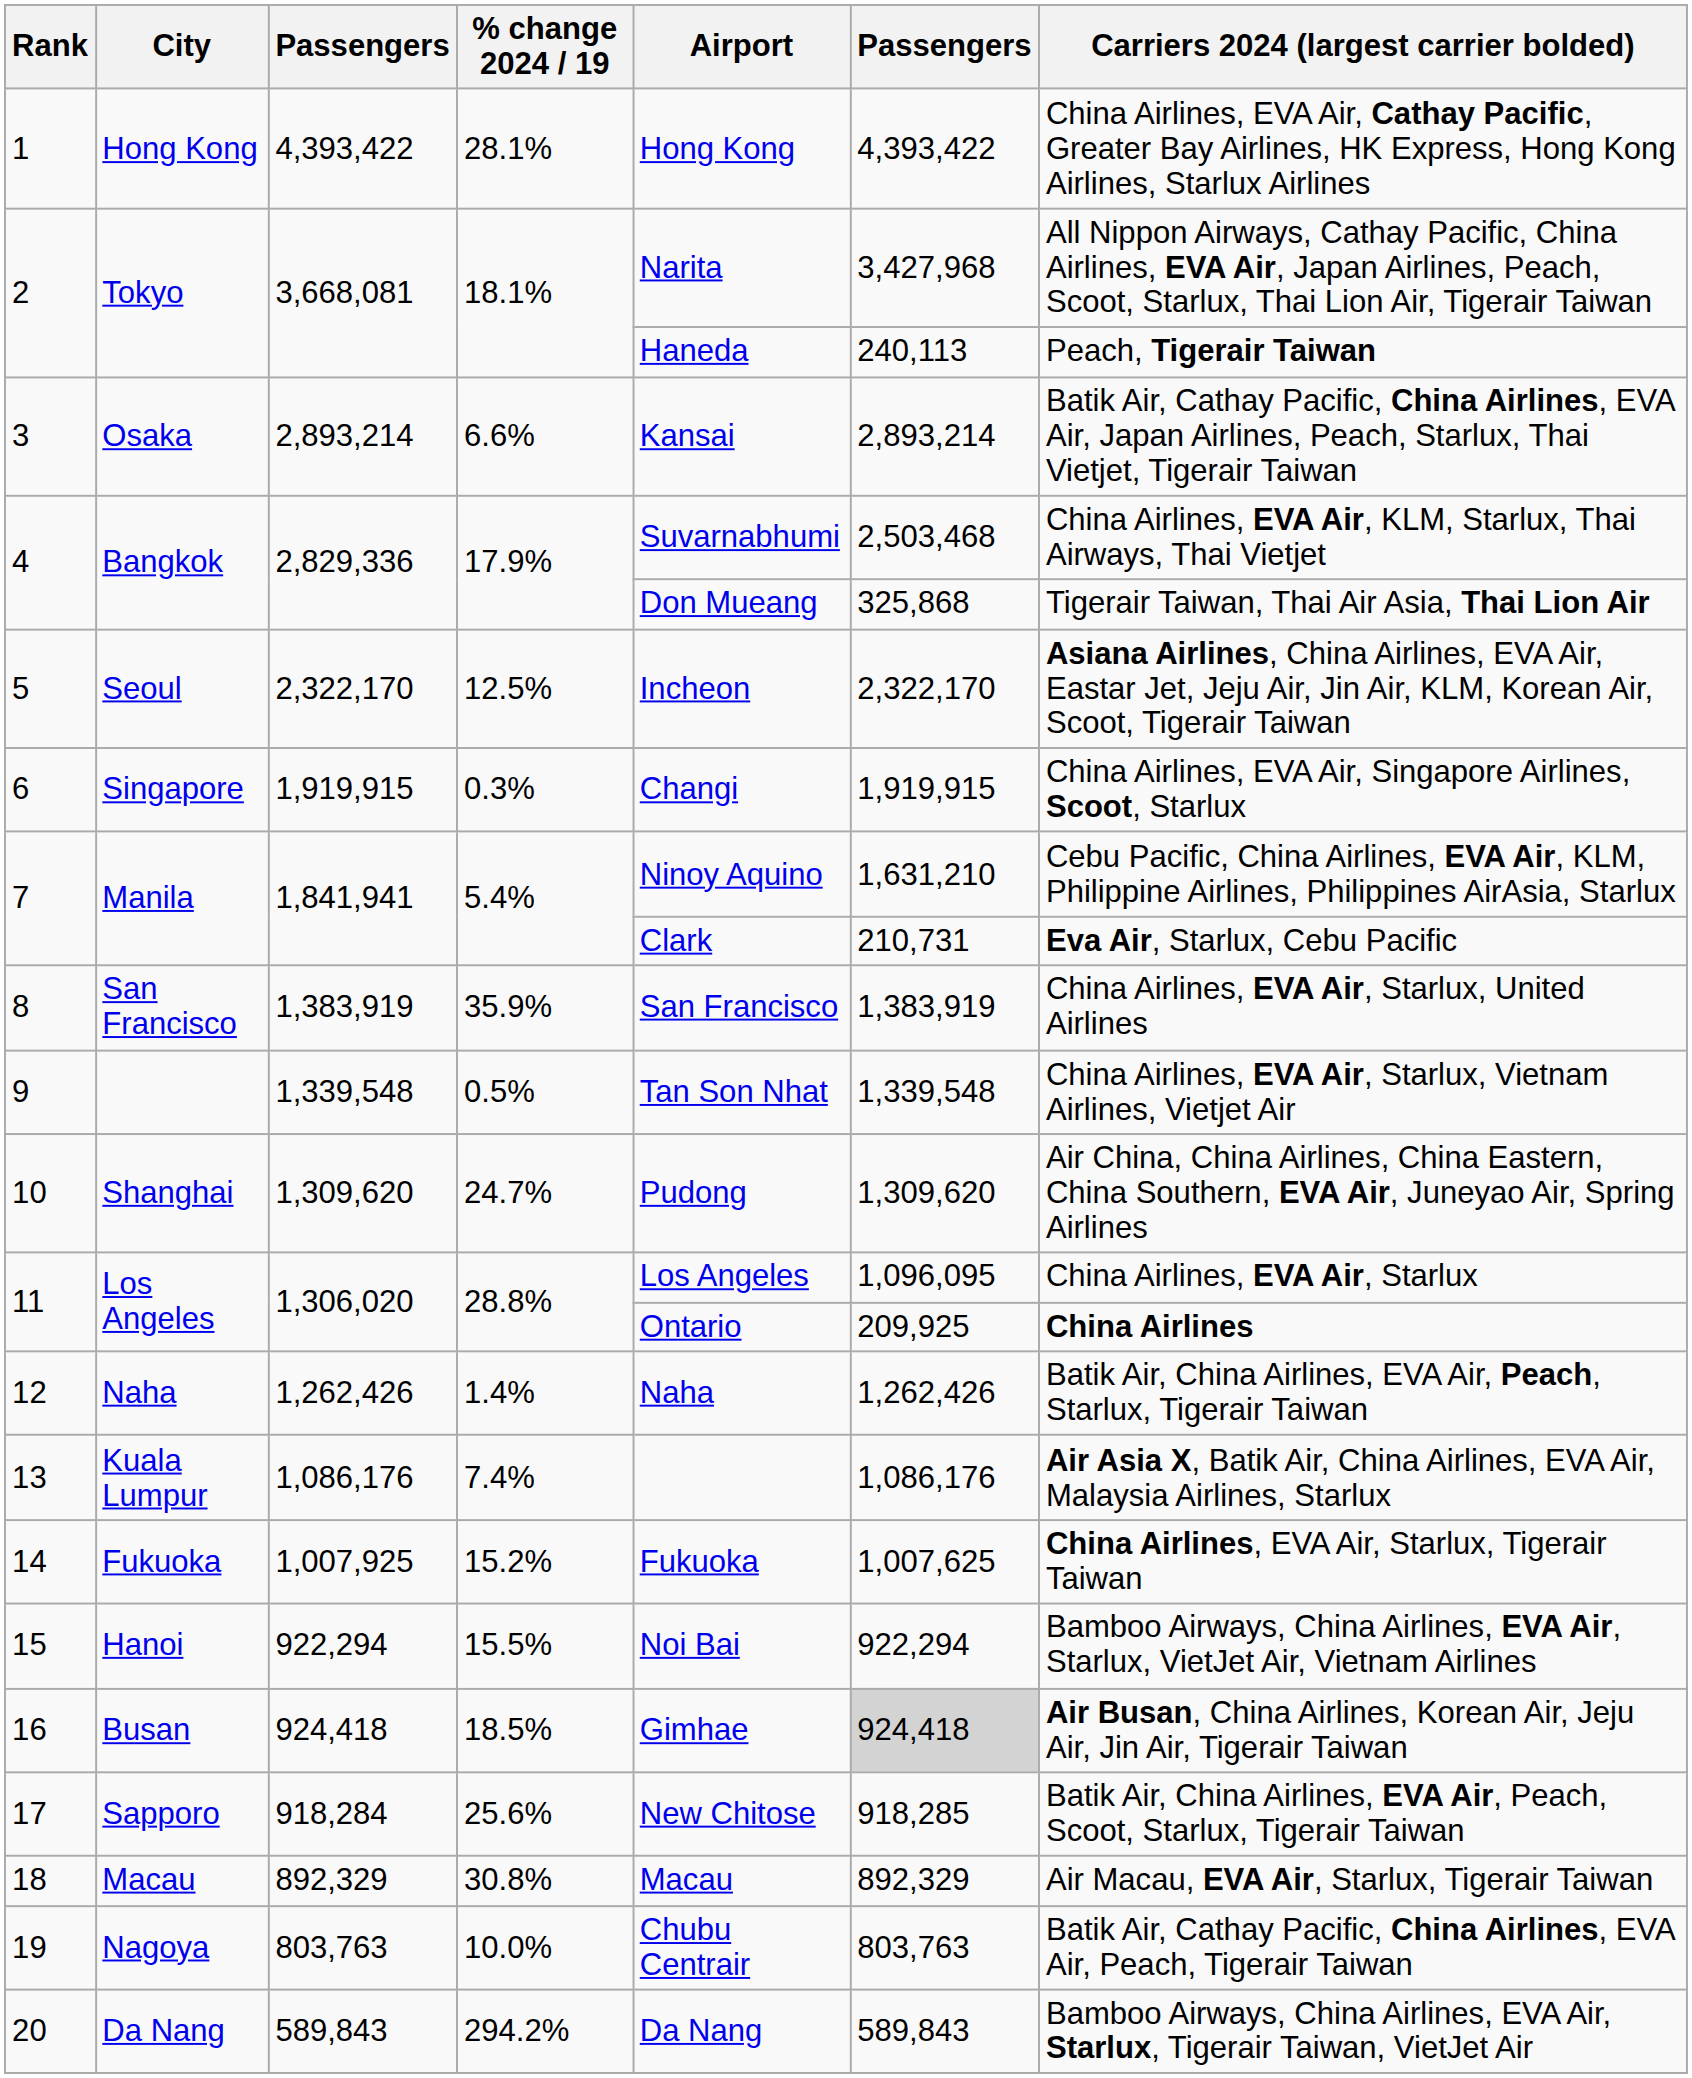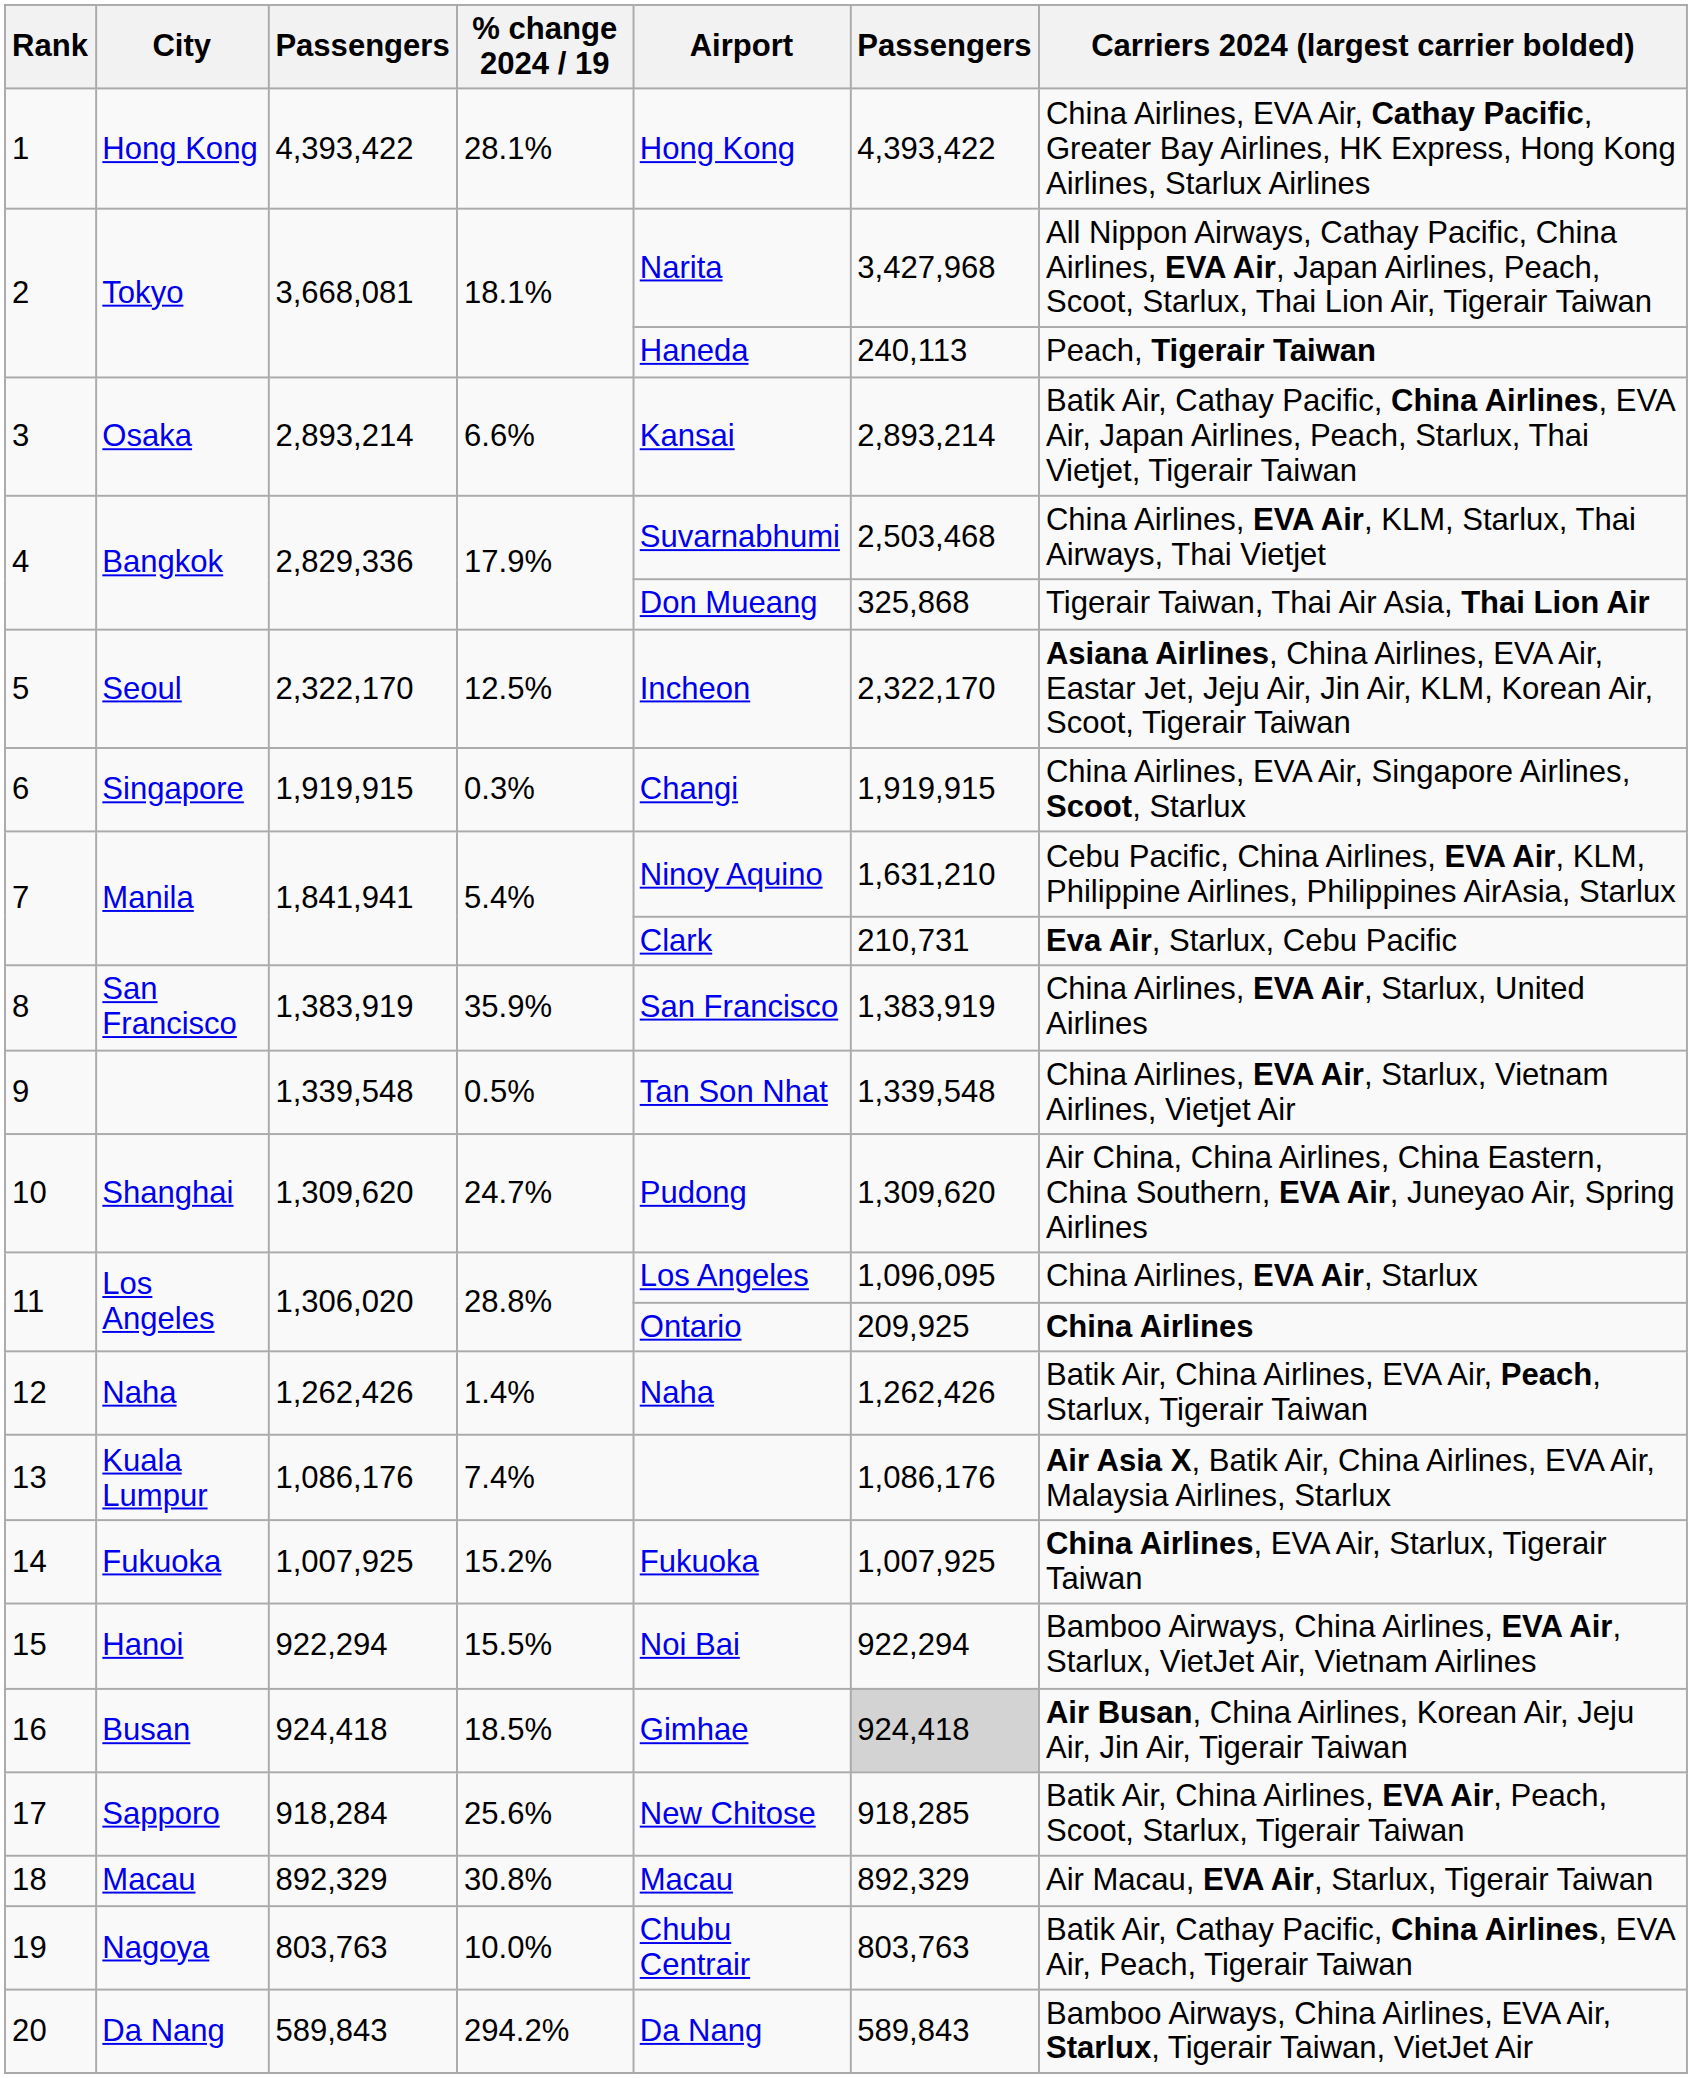(926, 1561) 1,007,625 -> (926, 1561) 1,007,925
